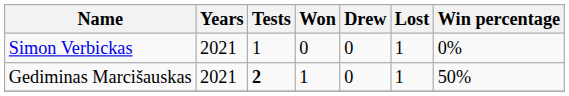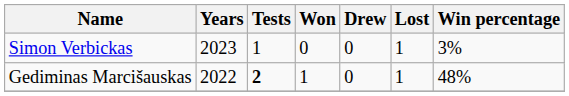(218, 47) 2021 -> (218, 47) 2023
(450, 47) 0% -> (450, 47) 3%
(218, 76) 2021 -> (218, 76) 2022
(454, 76) 50% -> (454, 76) 48%
